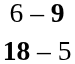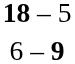rows swapped: (37, 13) <-> (37, 51)
